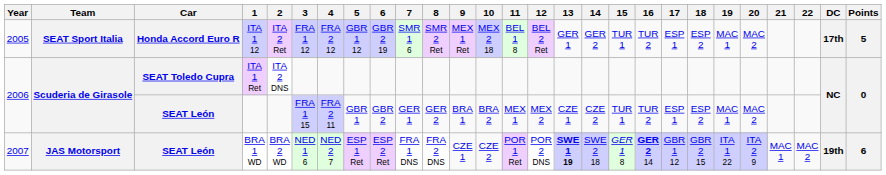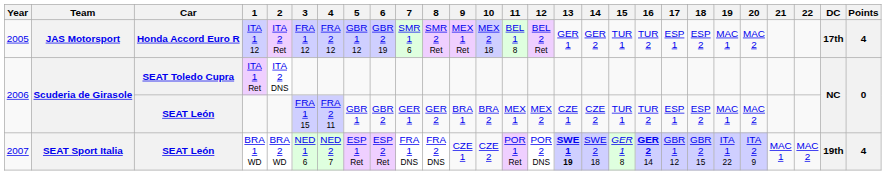(83, 38) SEAT Sport Italia -> (83, 38) JAS Motorsport
(863, 38) 5 -> (863, 38) 4
(83, 151) JAS Motorsport -> (83, 151) SEAT Sport Italia
(863, 151) 6 -> (863, 151) 4
